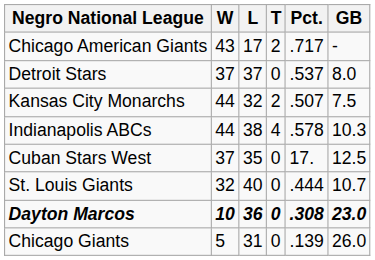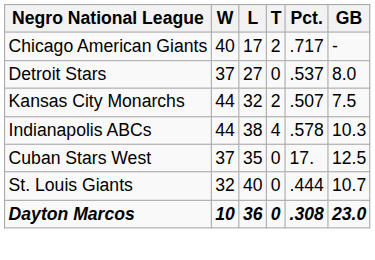(225, 46) 43 -> (225, 46) 40
(253, 74) 37 -> (253, 74) 27
- row: (69, 241)
